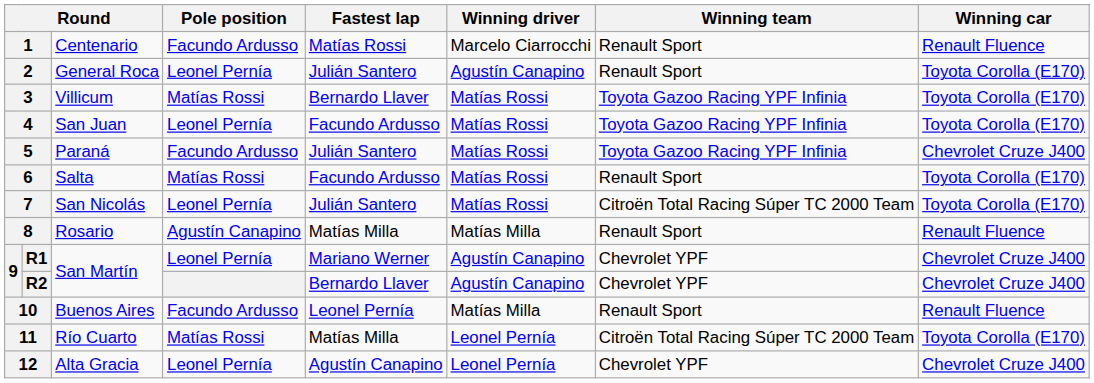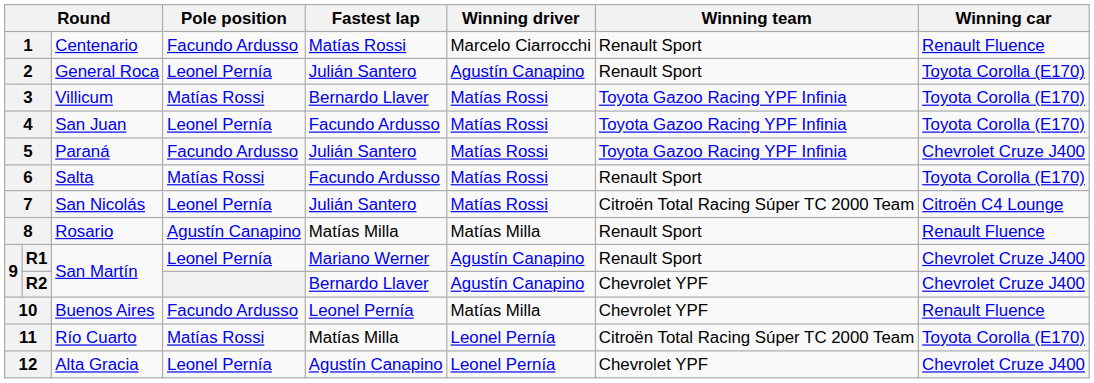(1004, 205) Toyota Corolla (E170) -> (993, 205) Citroën C4 Lounge
(653, 258) Chevrolet YPF -> (650, 258) Renault Sport
(650, 311) Renault Sport -> (653, 311) Chevrolet YPF
